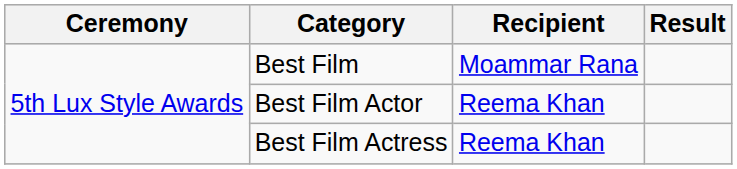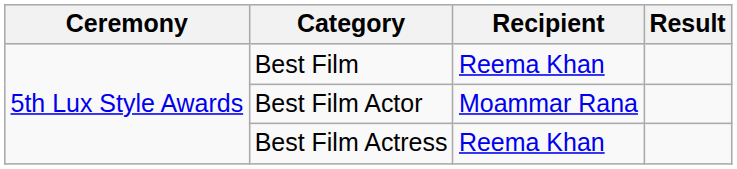(548, 63) Moammar Rana -> (532, 63) Reema Khan
(532, 103) Reema Khan -> (548, 103) Moammar Rana
